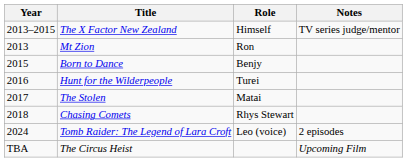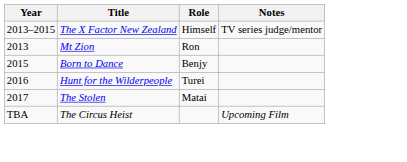- row: (95, 115)
- row: (146, 132)
